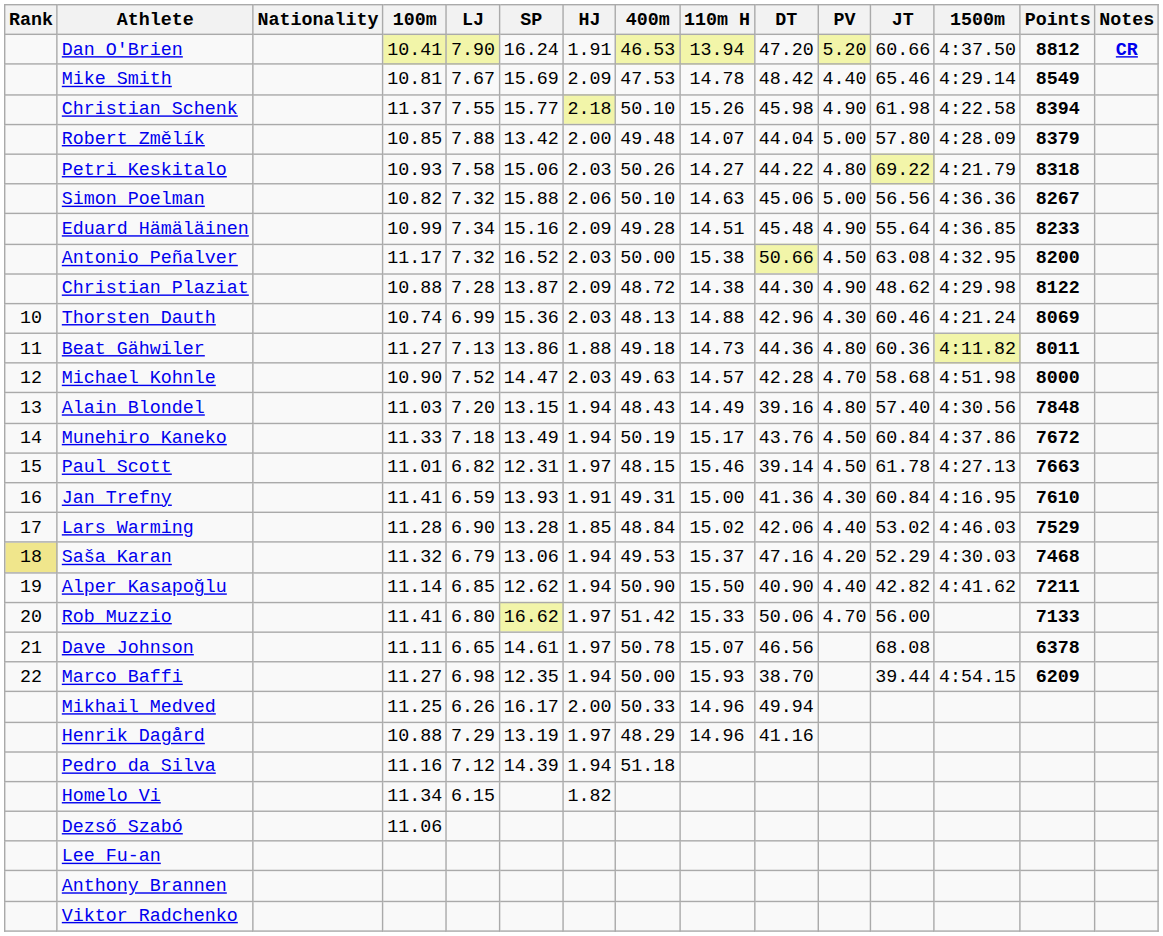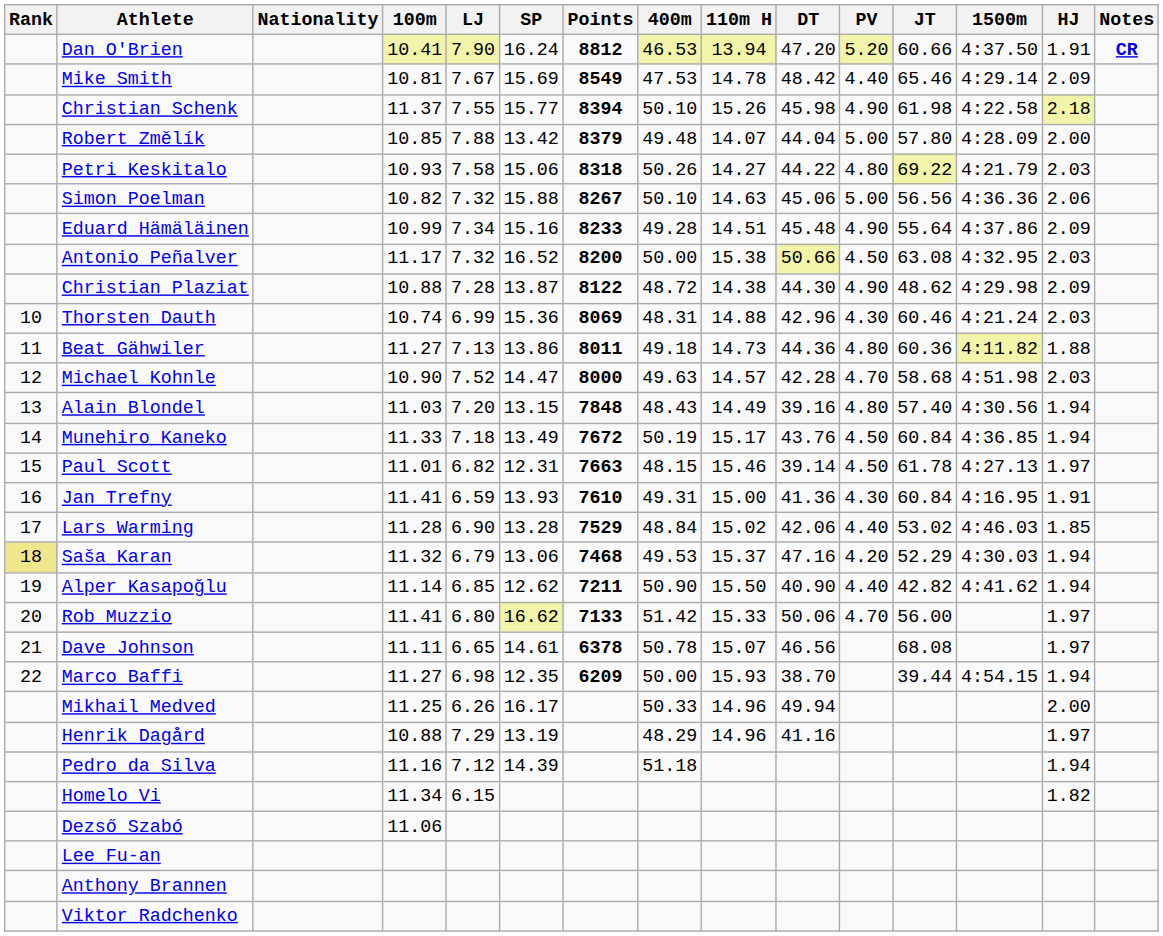columns swapped: (589, 20) <-> (1058, 20)
(977, 229) 4:36.85 -> (999, 229) 4:37.86
(648, 318) 48.13 -> (670, 318) 48.31
(977, 438) 4:37.86 -> (999, 438) 4:36.85
